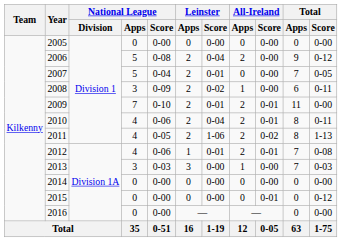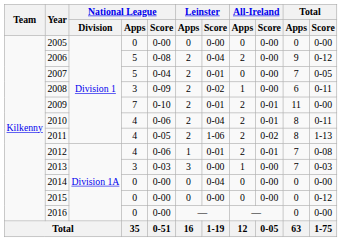(215, 182) 0-00 -> (215, 182) 0-04
(269, 197) 0-01 -> (269, 197) 0-00
